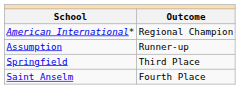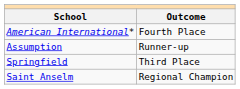(186, 32) Regional Champion -> (172, 32) Fourth Place
(172, 77) Fourth Place -> (186, 77) Regional Champion
